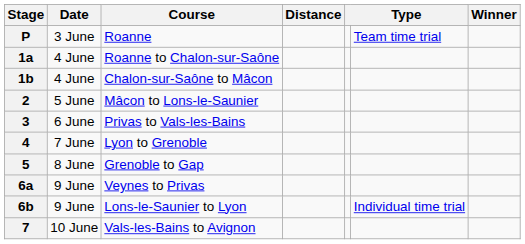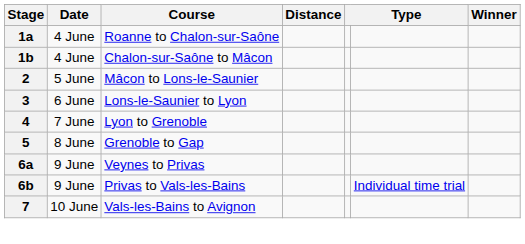- row: (26, 36)
(175, 121) Privas to Vals-les-Bains -> (175, 100) Lons-le-Saunier to Lyon
(175, 206) Lons-le-Saunier to Lyon -> (175, 185) Privas to Vals-les-Bains
